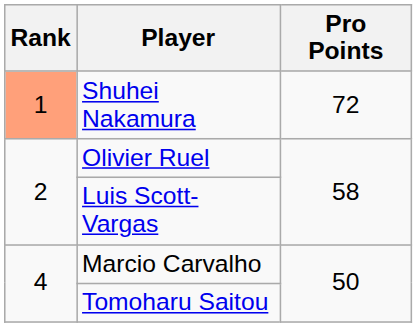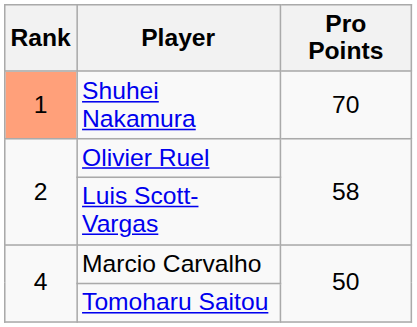(346, 104) 72 -> (346, 104) 70
